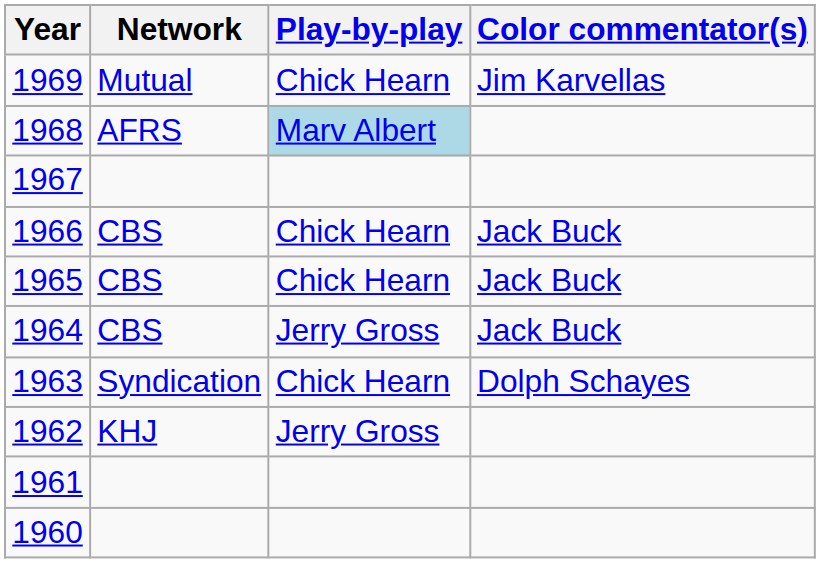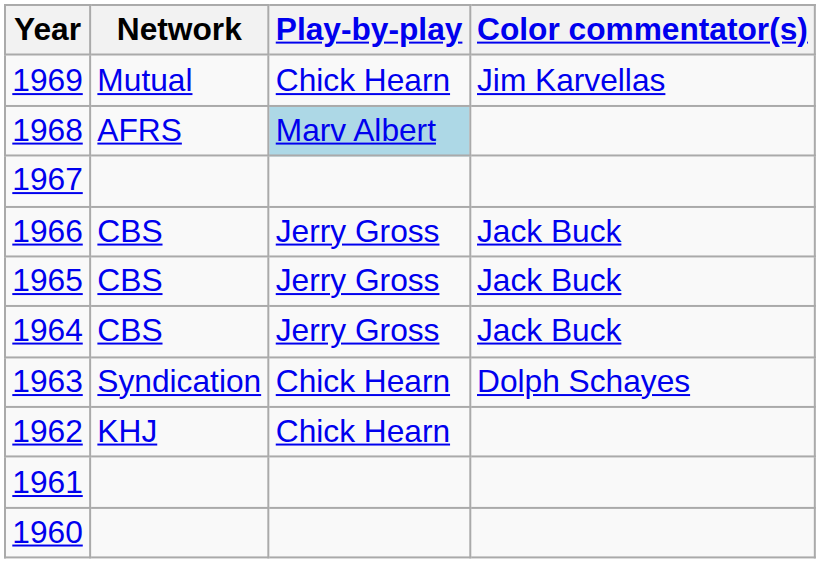(363, 230) Chick Hearn -> (358, 230) Jerry Gross
(363, 280) Chick Hearn -> (358, 280) Jerry Gross
(358, 431) Jerry Gross -> (363, 431) Chick Hearn
